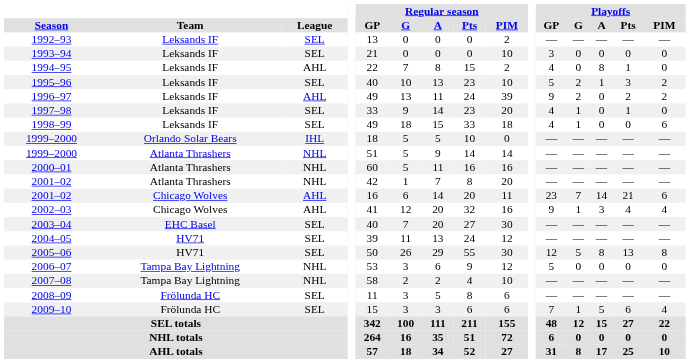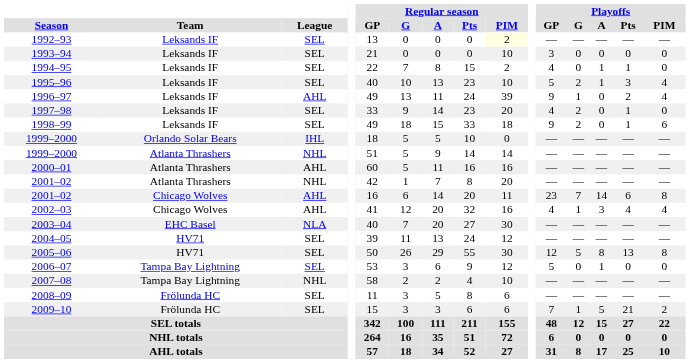(507, 39) no background -> (507, 39) lightyellow background
(315, 68) AHL -> (315, 68) SEL
(602, 68) 8 -> (602, 68) 1
(664, 82) 2 -> (664, 82) 4
(578, 96) 2 -> (578, 96) 1
(664, 96) 2 -> (664, 96) 4
(578, 110) 1 -> (578, 110) 2
(551, 124) 4 -> (551, 124) 9
(578, 124) 1 -> (578, 124) 2
(628, 124) 0 -> (628, 124) 1
(315, 167) NHL -> (315, 167) AHL
(628, 195) 21 -> (628, 195) 6
(664, 195) 6 -> (664, 195) 8
(551, 210) 9 -> (551, 210) 4
(315, 224) SEL -> (315, 224) NLA
(315, 266) NHL -> (315, 266) SEL
(602, 266) 0 -> (602, 266) 1
(628, 309) 6 -> (628, 309) 21
(664, 309) 4 -> (664, 309) 2
